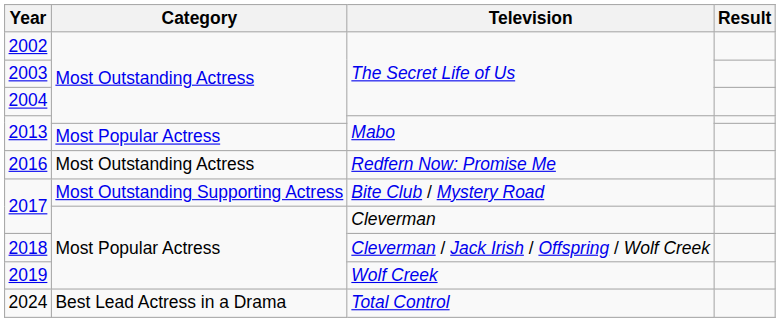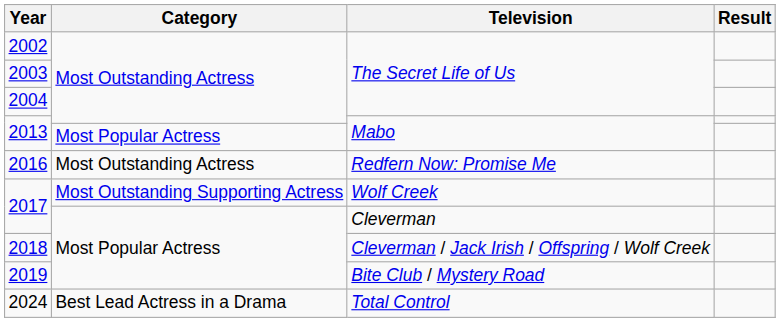(448, 192) Bite Club / Mystery Road -> (394, 192) Wolf Creek
(394, 275) Wolf Creek -> (448, 275) Bite Club / Mystery Road
